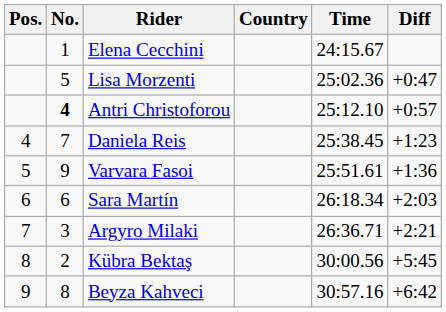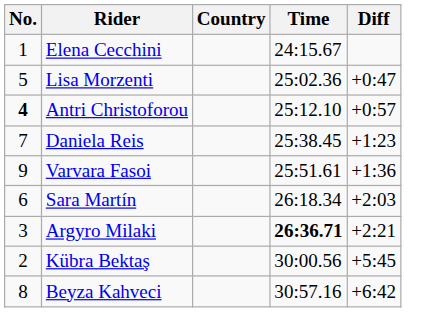- column: (26, 19)
(350, 230) normal -> (308, 230) bold
